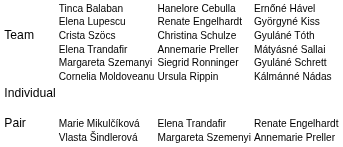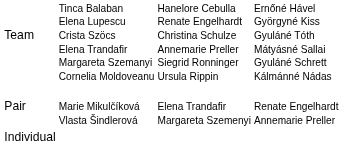rows swapped: (15, 123) <-> (30, 93)
